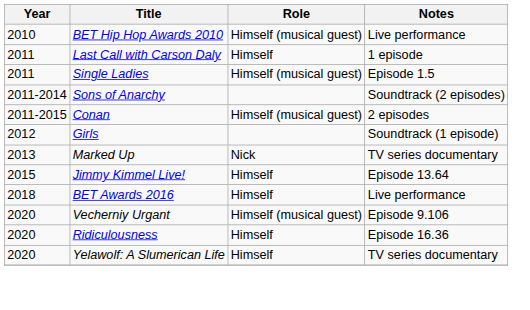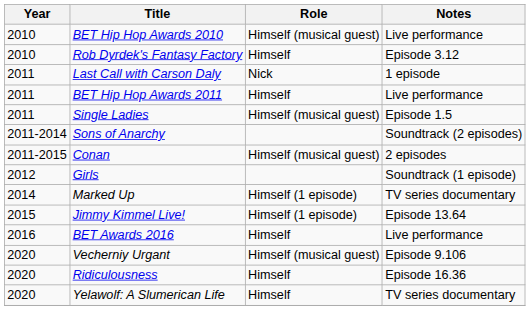+ row: (157, 54)
(252, 54) Himself -> (260, 74) Nick
+ row: (147, 94)
(21, 154) 2013 -> (21, 194) 2014
(243, 154) Nick -> (303, 194) Himself (1 episode)
(252, 174) Himself -> (303, 214) Himself (1 episode)
(21, 194) 2018 -> (21, 235) 2016
